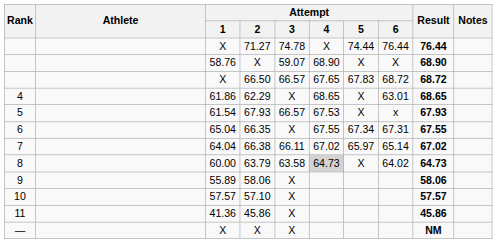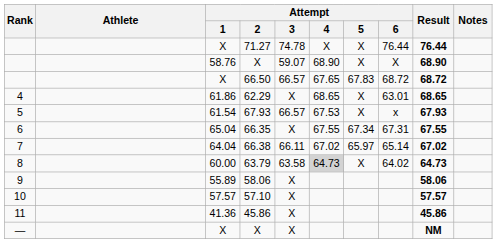(361, 46) 74.44 -> (361, 46) X
